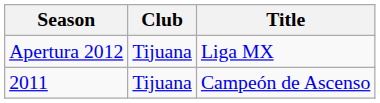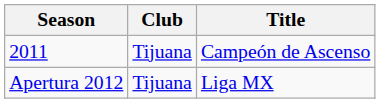rows swapped: (28, 82) <-> (66, 51)
